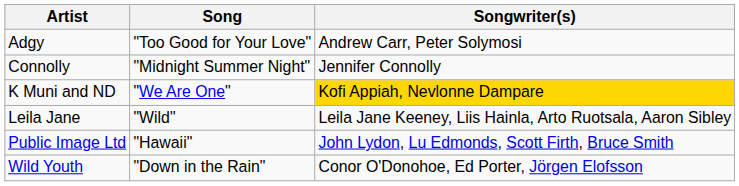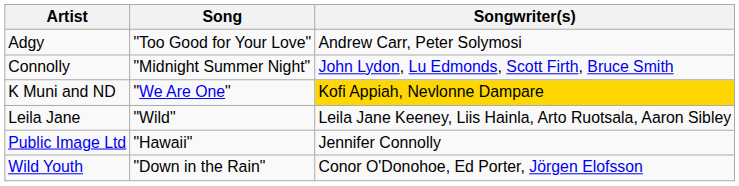(380, 67) Jennifer Connolly -> (496, 67) John Lydon, Lu Edmonds, Scott Firth, Bruce Smith
(496, 142) John Lydon, Lu Edmonds, Scott Firth, Bruce Smith -> (380, 142) Jennifer Connolly
